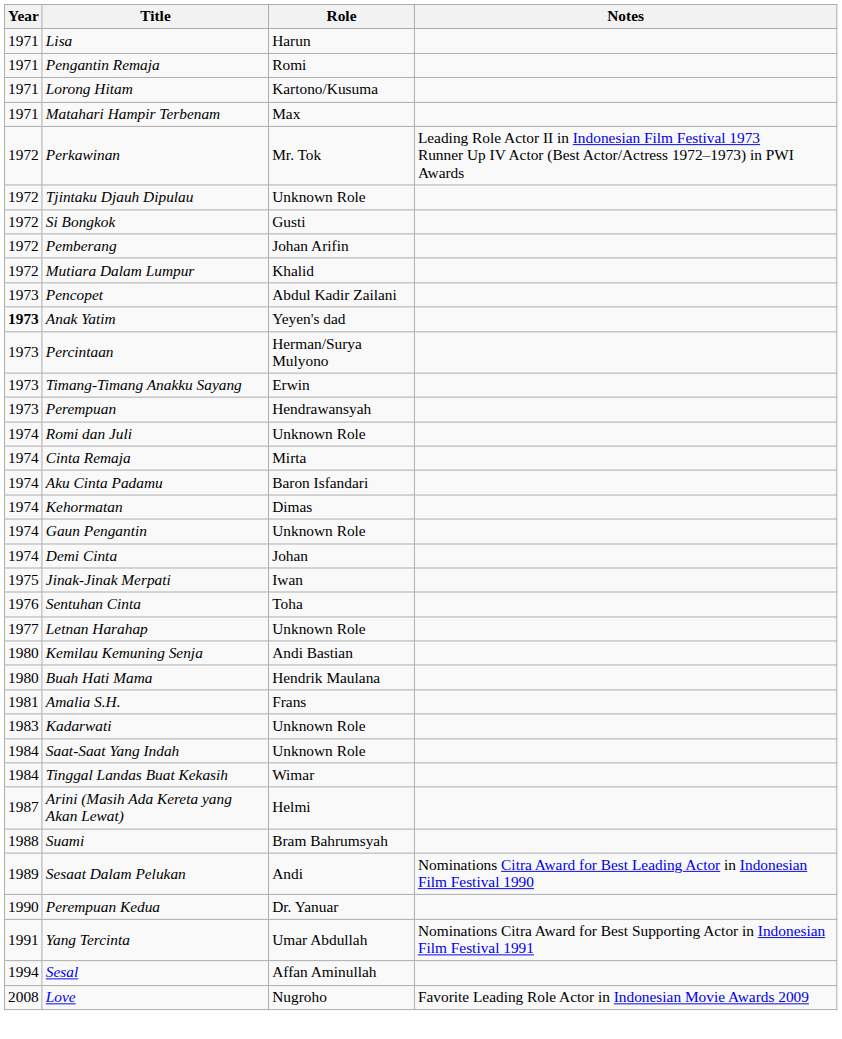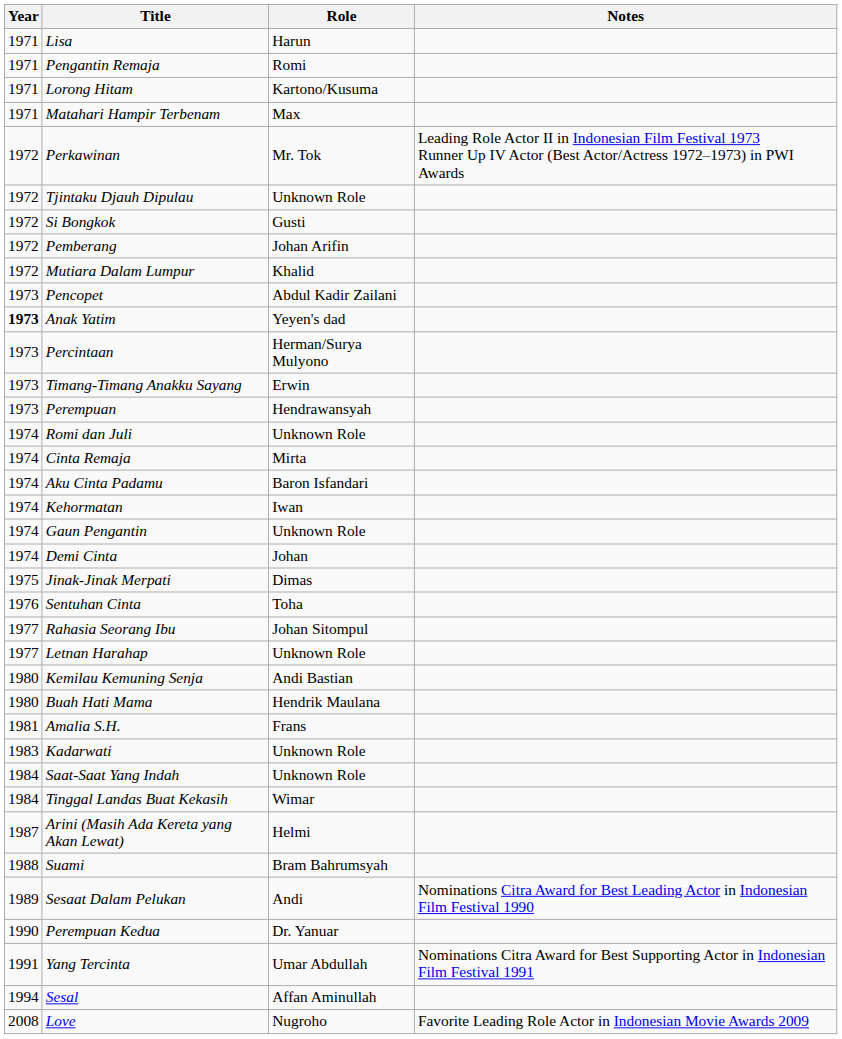(292, 507) Dimas -> (288, 507) Iwan
(288, 580) Iwan -> (292, 580) Dimas
+ row: (111, 628)
